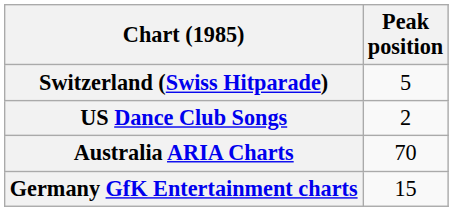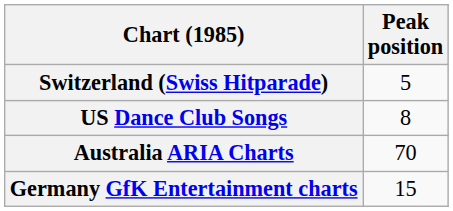(406, 117) 2 -> (406, 117) 8
